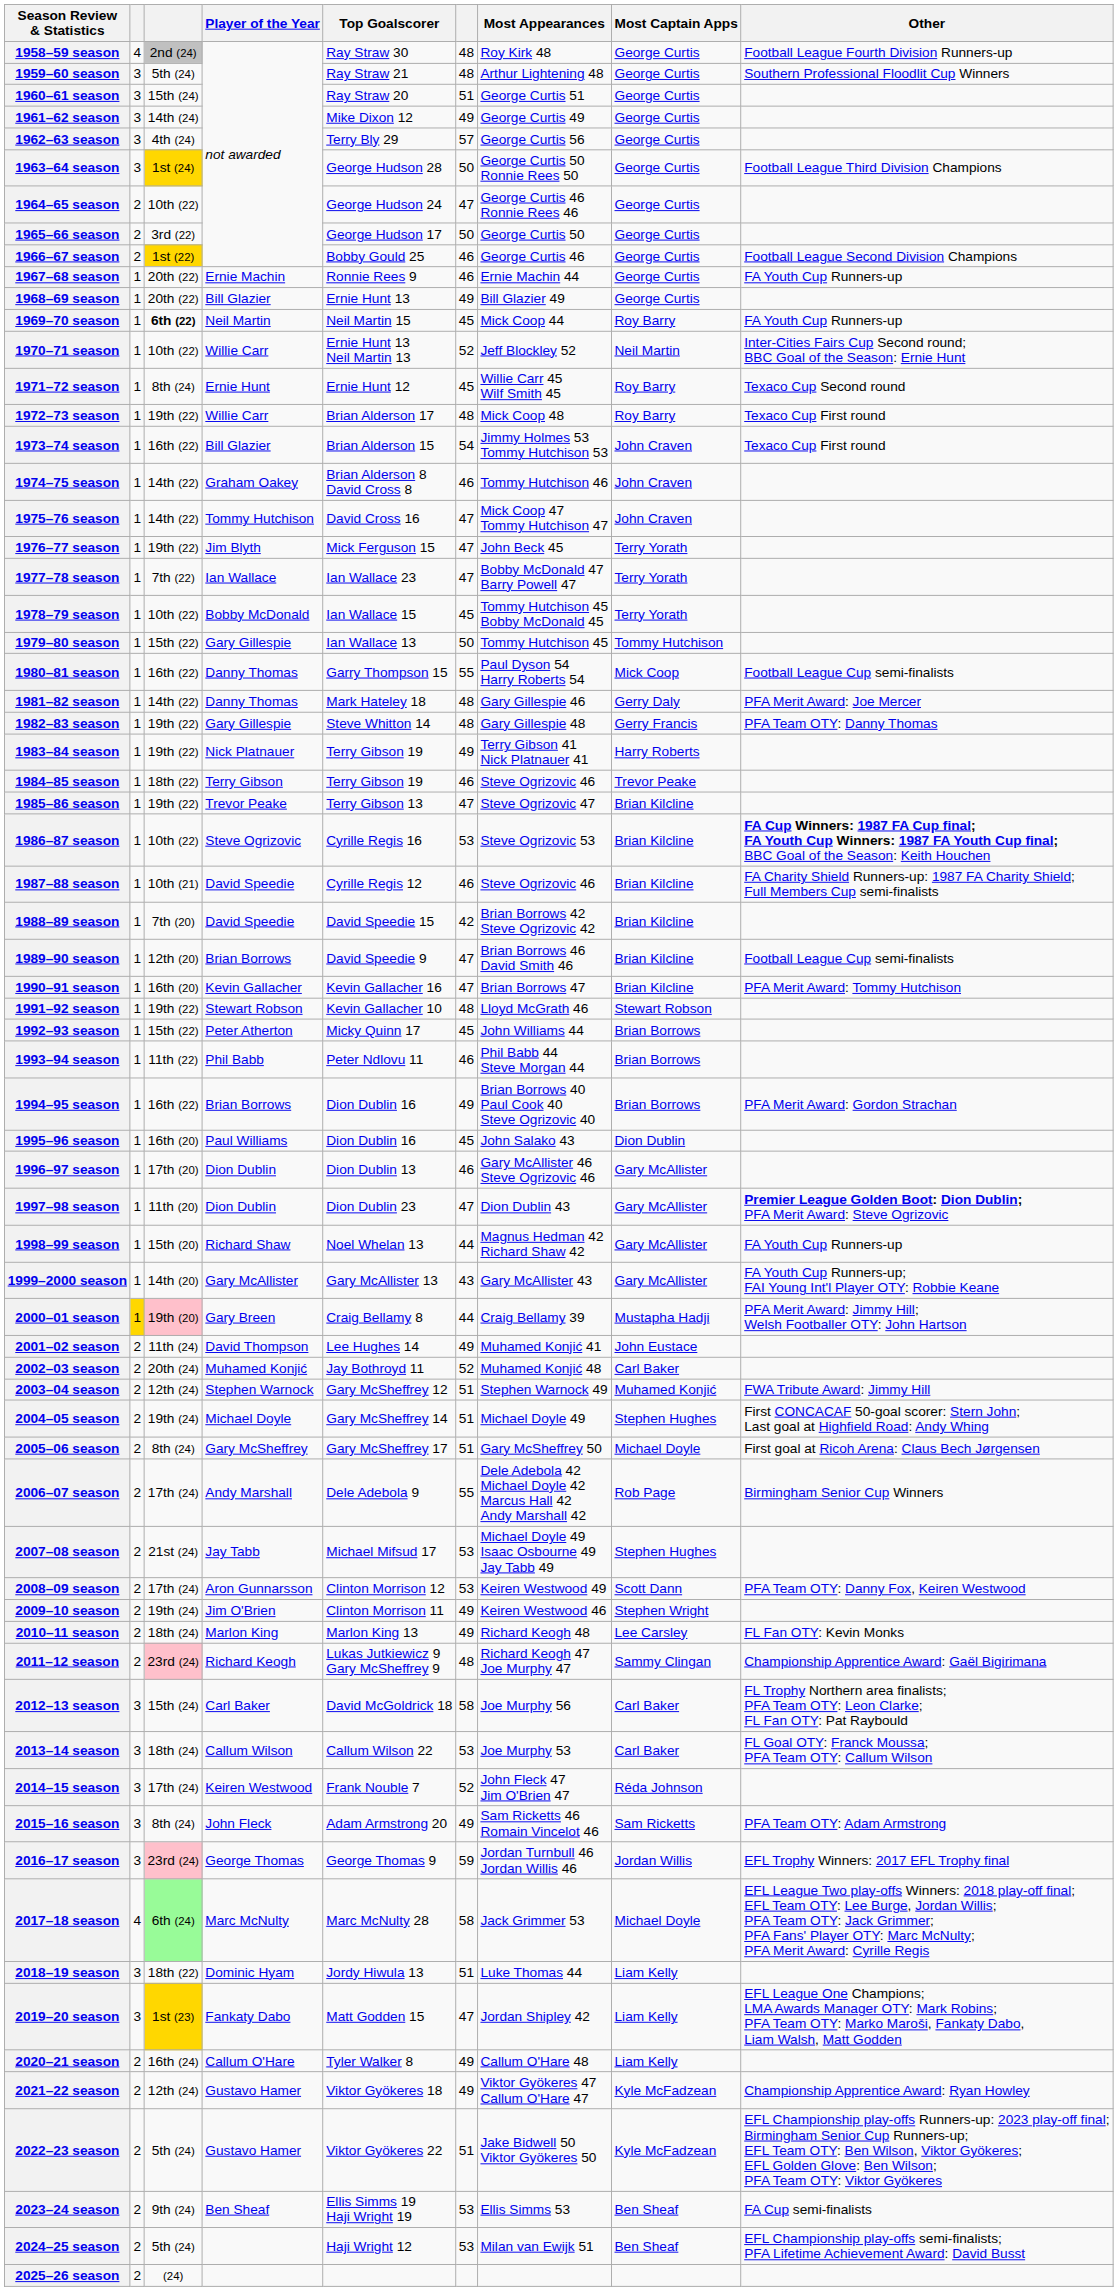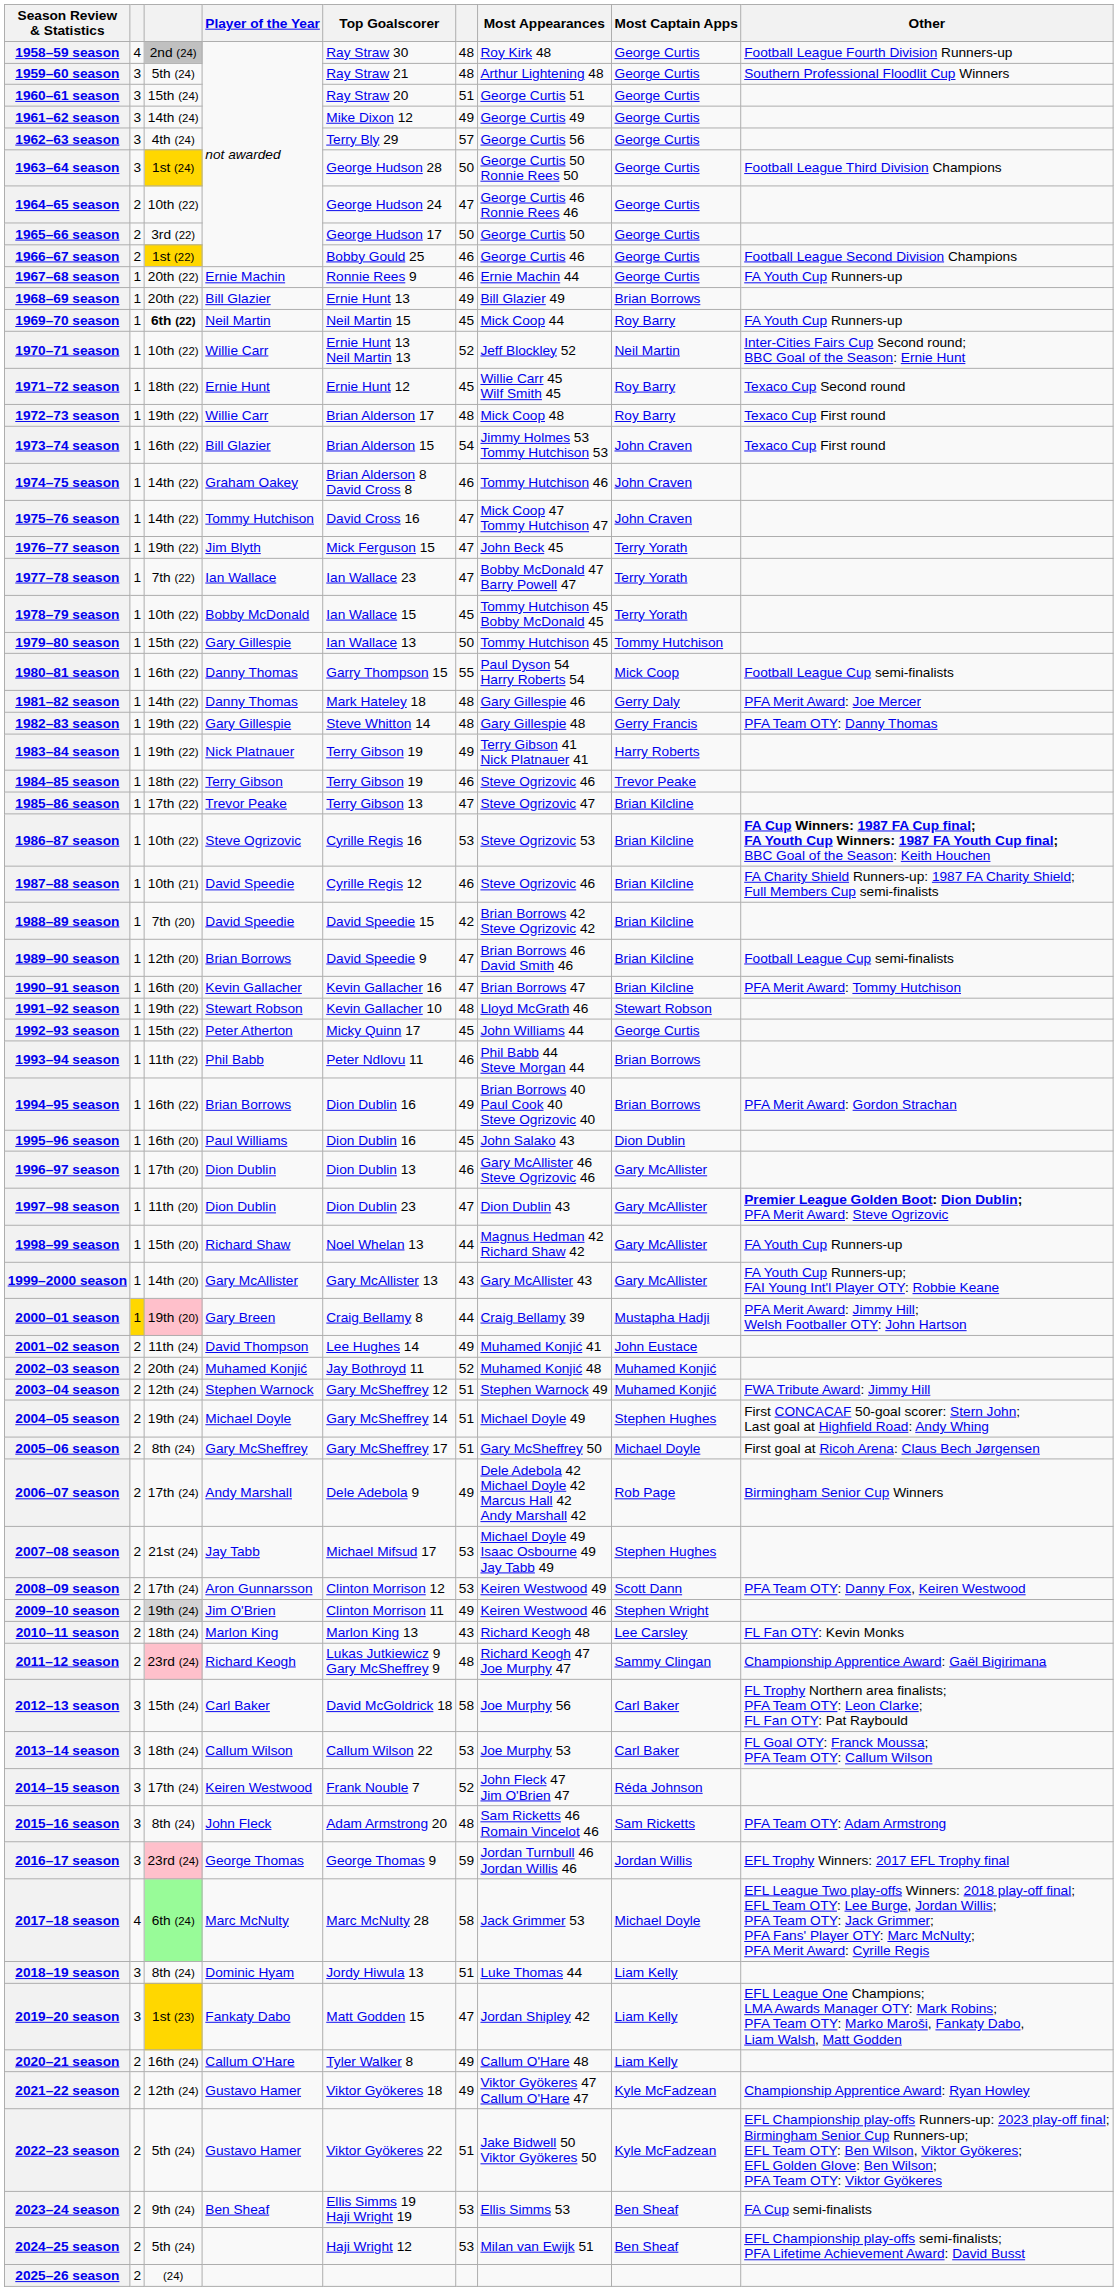(657, 299) George Curtis -> (657, 299) Brian Borrows
(173, 387) 8th (24) -> (173, 387) 18th (22)
(173, 803) 19th (22) -> (173, 803) 17th (22)
(657, 1031) Brian Borrows -> (657, 1031) George Curtis
(647, 1368) Carl Baker -> (665, 1368) Muhamed Konjić
(466, 1493) 55 -> (466, 1493) 49
(173, 1611) no background -> (173, 1611) lightgrey background
(466, 1632) 49 -> (466, 1632) 43
(466, 1824) 49 -> (466, 1824) 48
(173, 1972) 18th (22) -> (173, 1972) 8th (24)
